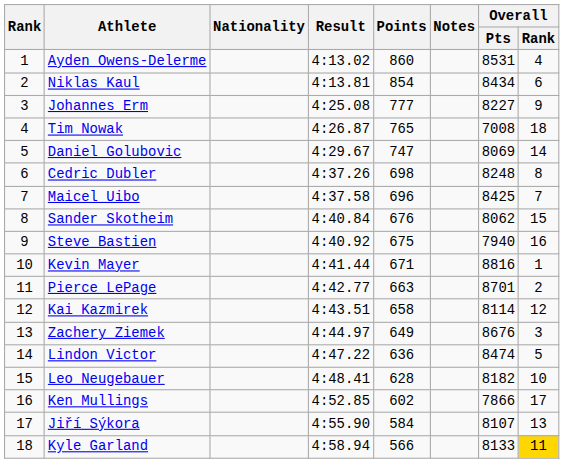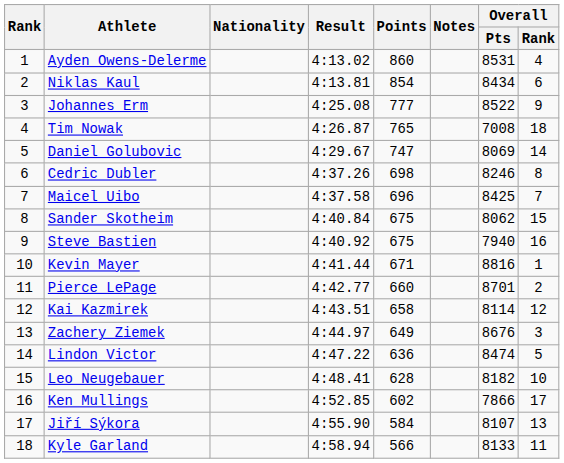(498, 107) 8227 -> (498, 107) 8522
(498, 175) 8248 -> (498, 175) 8246
(402, 220) 676 -> (402, 220) 675
(402, 288) 663 -> (402, 288) 660
(538, 447) gold background -> (538, 447) no background
